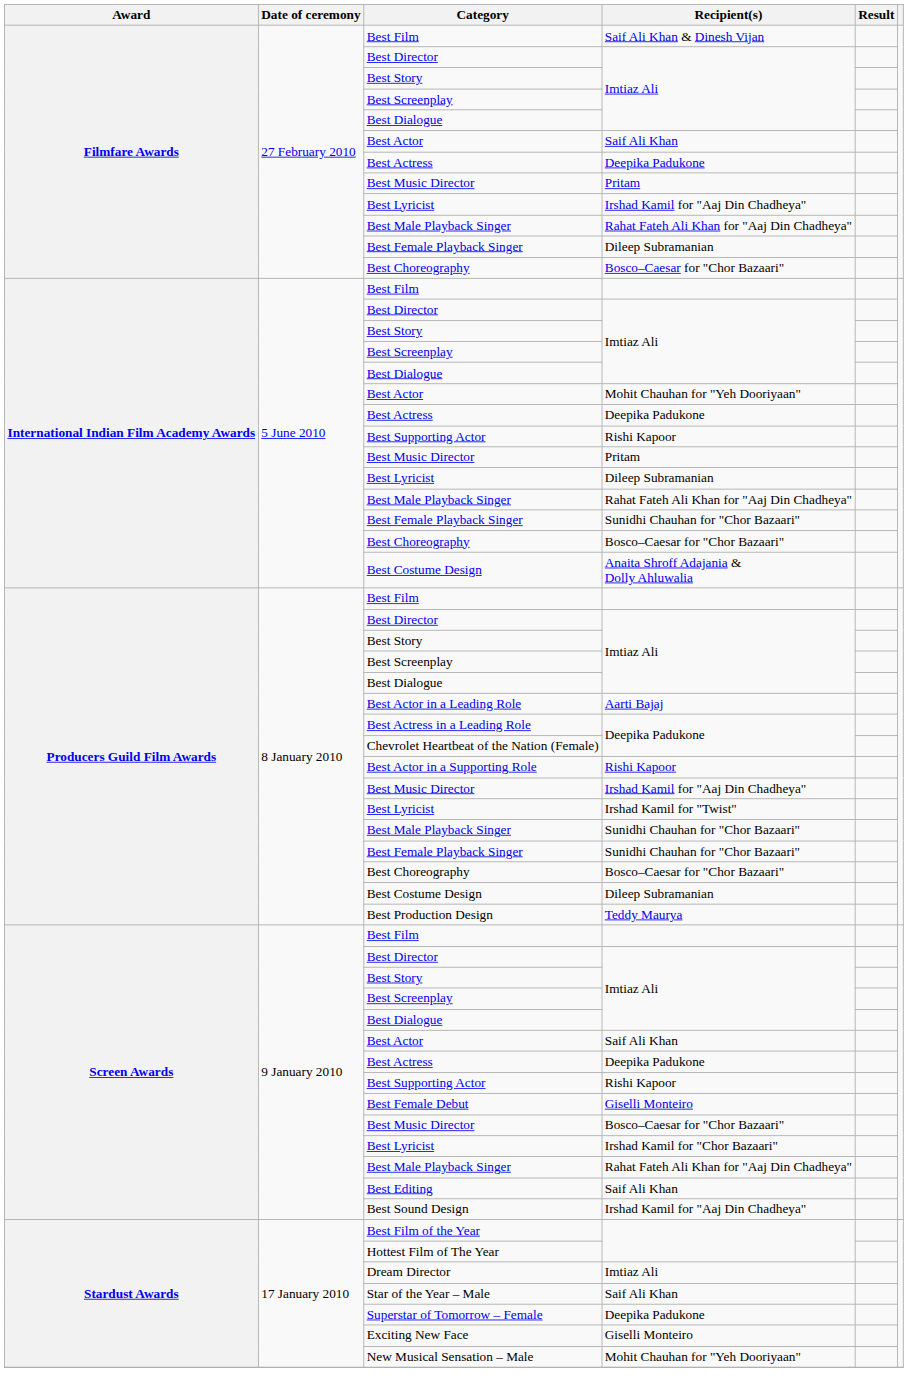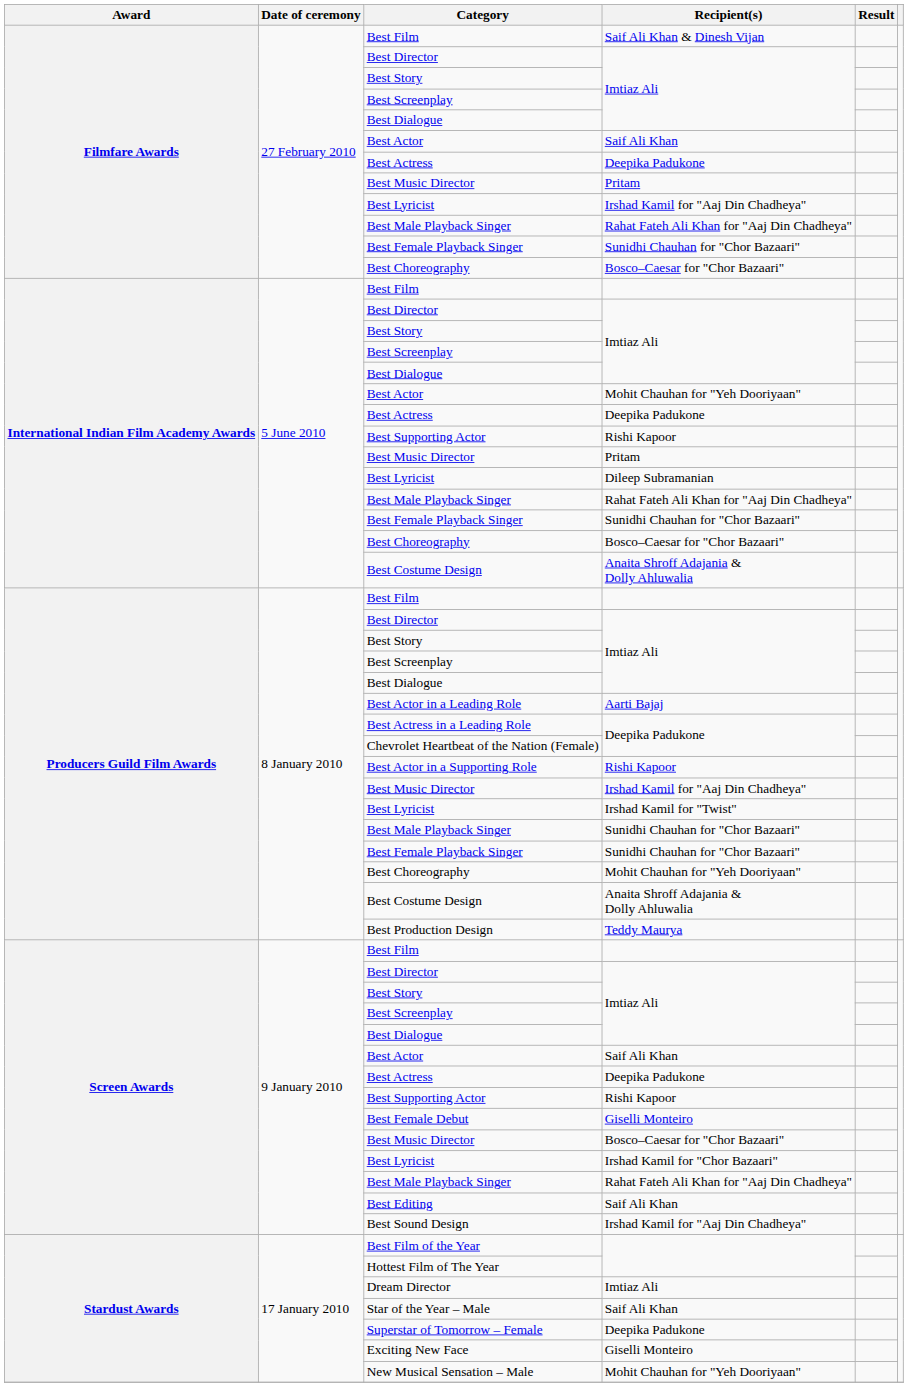(659, 246) Dileep Subramanian -> (702, 246) Sunidhi Chauhan for "Chor Bazaari"
(694, 872) Bosco–Caesar for "Chor Bazaari" -> (703, 872) Mohit Chauhan for "Yeh Dooriyaan"
(659, 893) Dileep Subramanian -> (673, 900) Anaita Shroff Adajania & Dolly Ahluwalia
